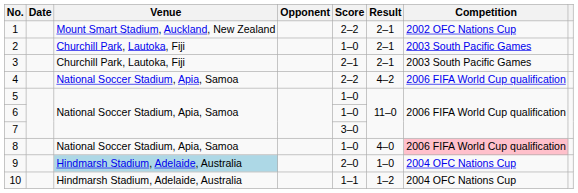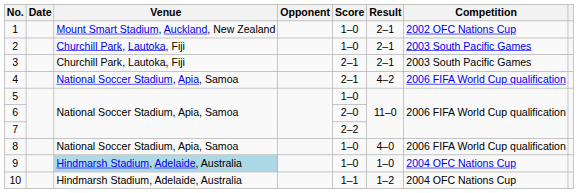(350, 29) 2–2 -> (350, 29) 1–0
(350, 79) 2–2 -> (350, 79) 2–1
(350, 113) 1–0 -> (350, 113) 2–0
(350, 130) 3–0 -> (350, 130) 2–2
(486, 146) pink background -> (486, 146) no background
(350, 163) 2–0 -> (350, 163) 1–0
